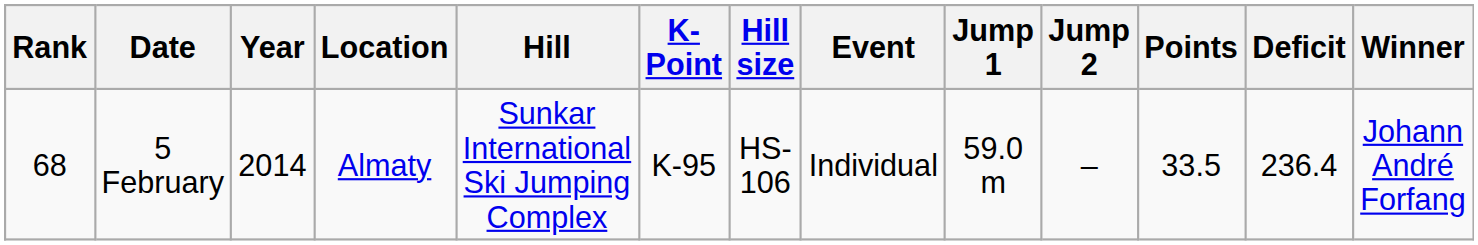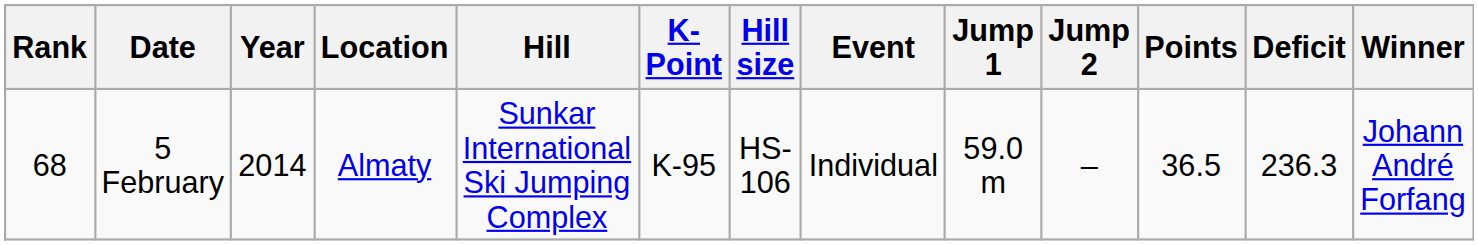(1191, 164) 33.5 -> (1191, 164) 36.5
(1299, 164) 236.4 -> (1299, 164) 236.3
